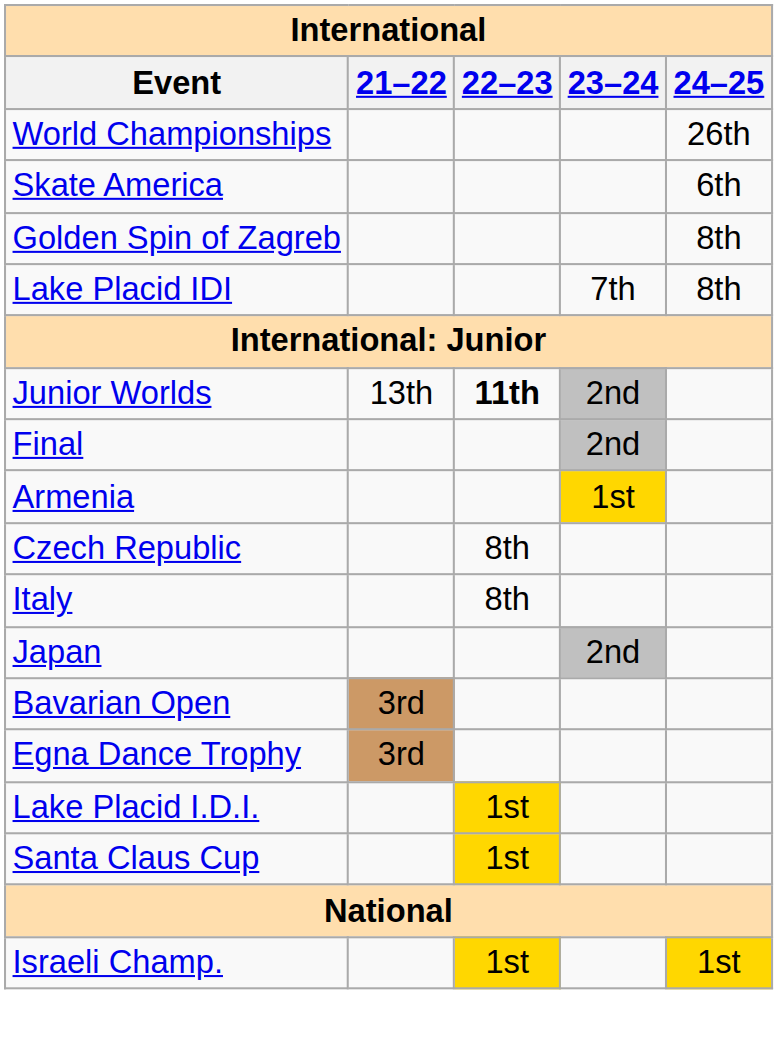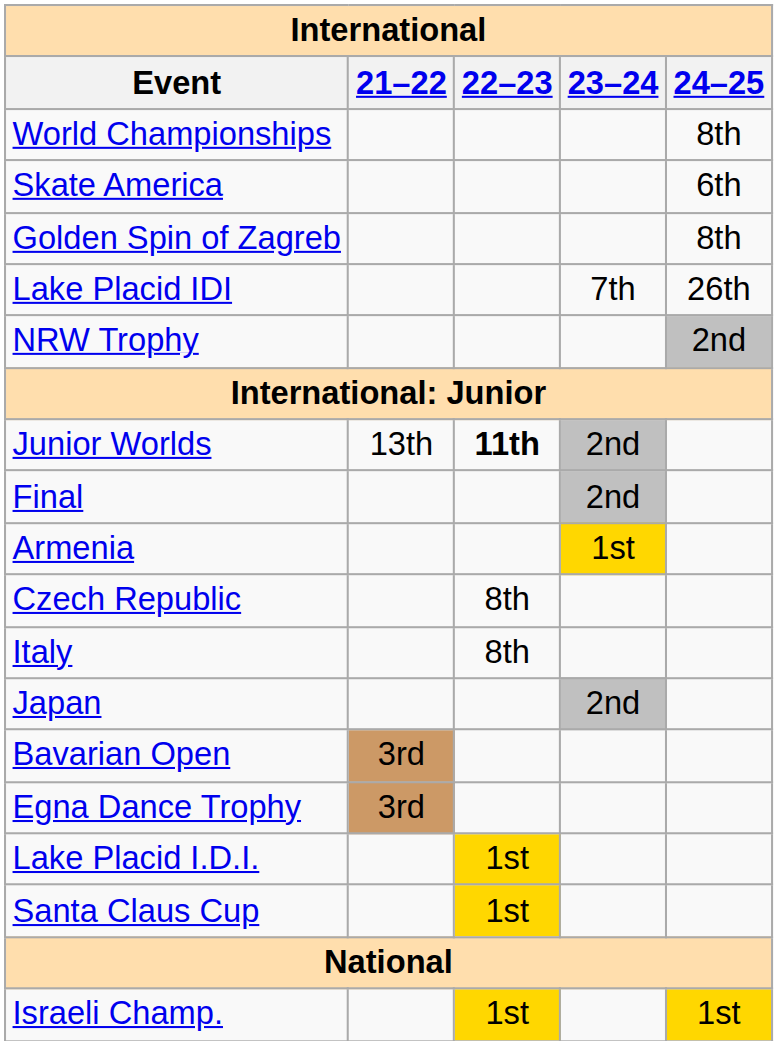(719, 133) 26th -> (719, 133) 8th
(719, 289) 8th -> (719, 289) 26th
+ row: (106, 340)
